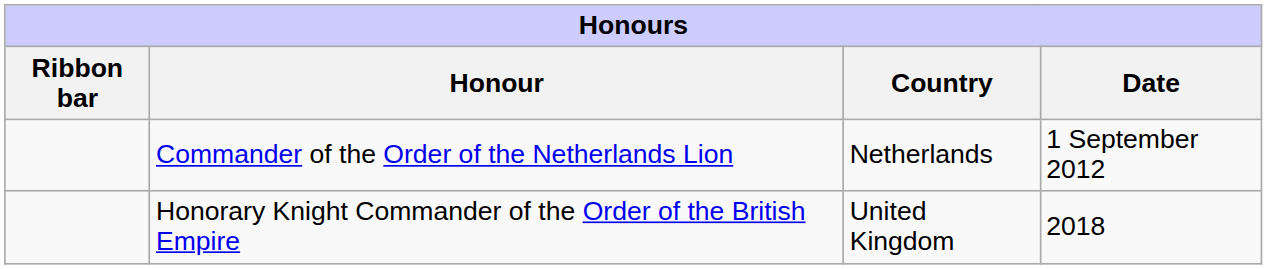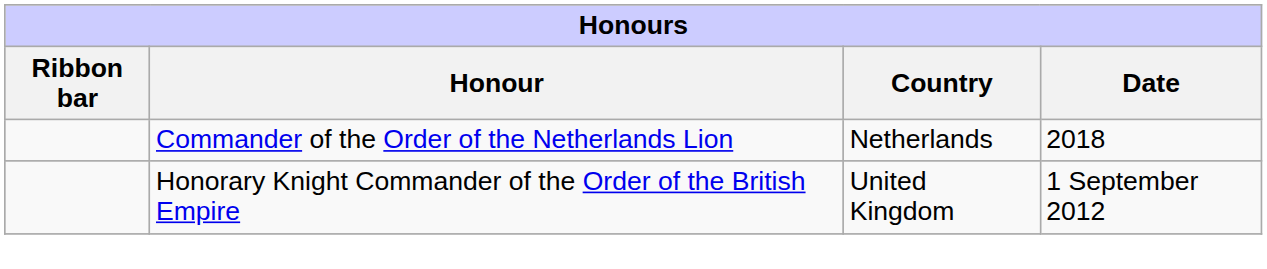(1122, 154) 1 September 2012 -> (1076, 139) 2018
(1076, 226) 2018 -> (1122, 196) 1 September 2012
